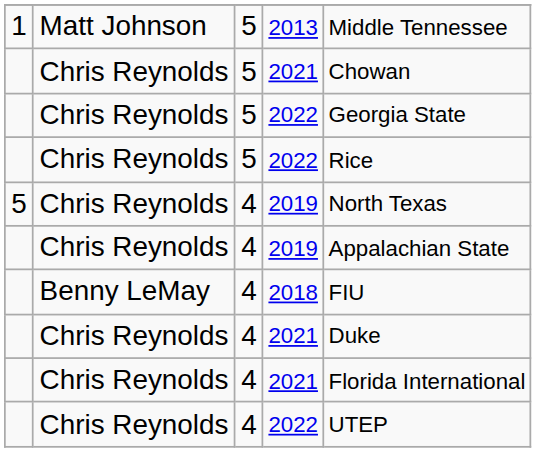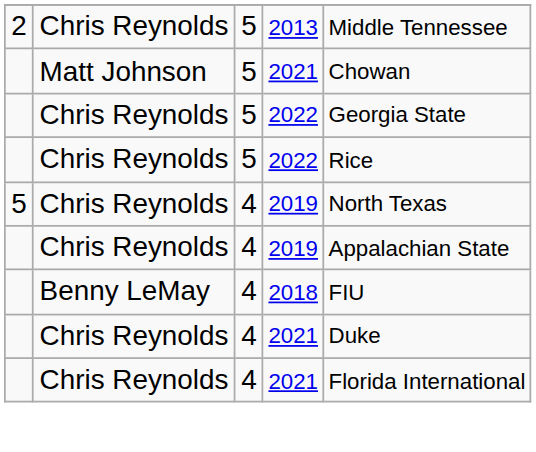(19, 26) 1 -> (19, 26) 2
(123, 26) Matt Johnson -> (134, 26) Chris Reynolds
(134, 70) Chris Reynolds -> (123, 70) Matt Johnson
- row: (249, 423)
